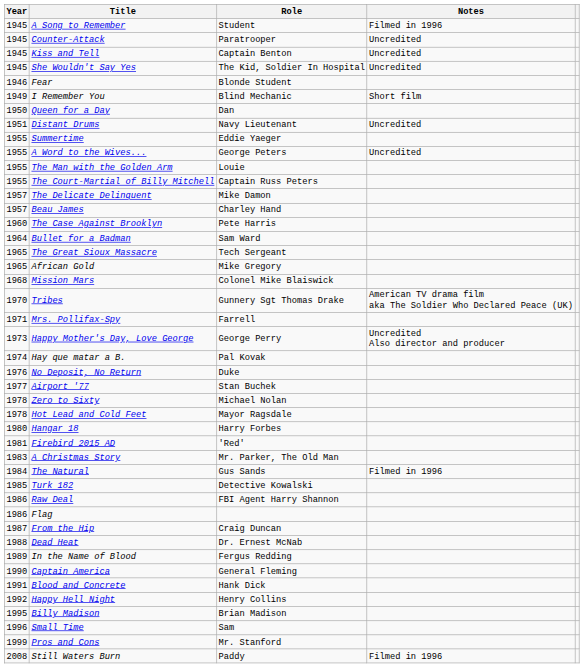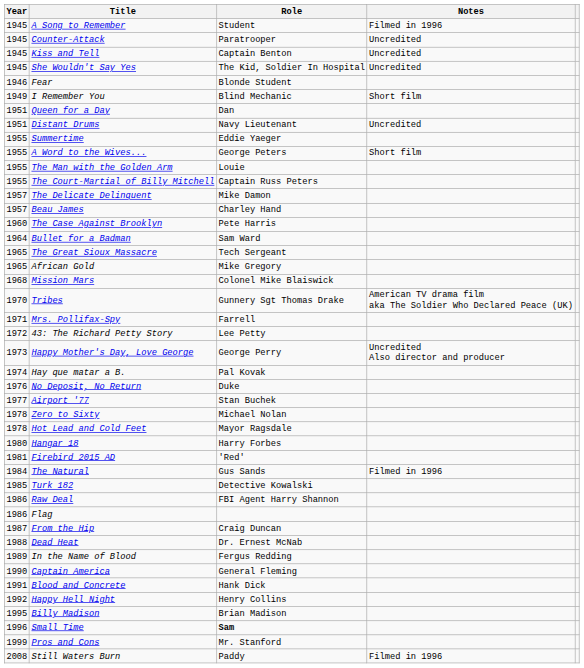(17, 111) 1950 -> (17, 111) 1951
(395, 153) Uncredited -> (395, 153) Short film
+ row: (102, 334)
- row: (76, 457)
(226, 628) normal -> (226, 628) bold
